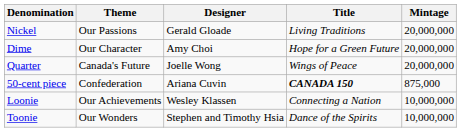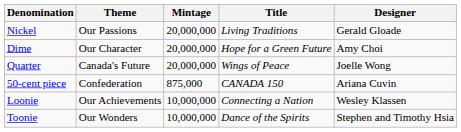columns swapped: (225, 13) <-> (429, 13)
(321, 83) bold -> (252, 83) normal
